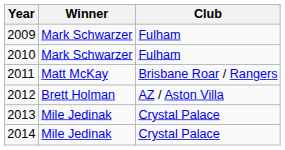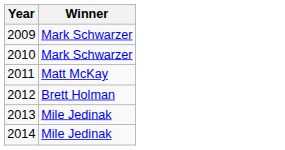- column: (208, 14)
